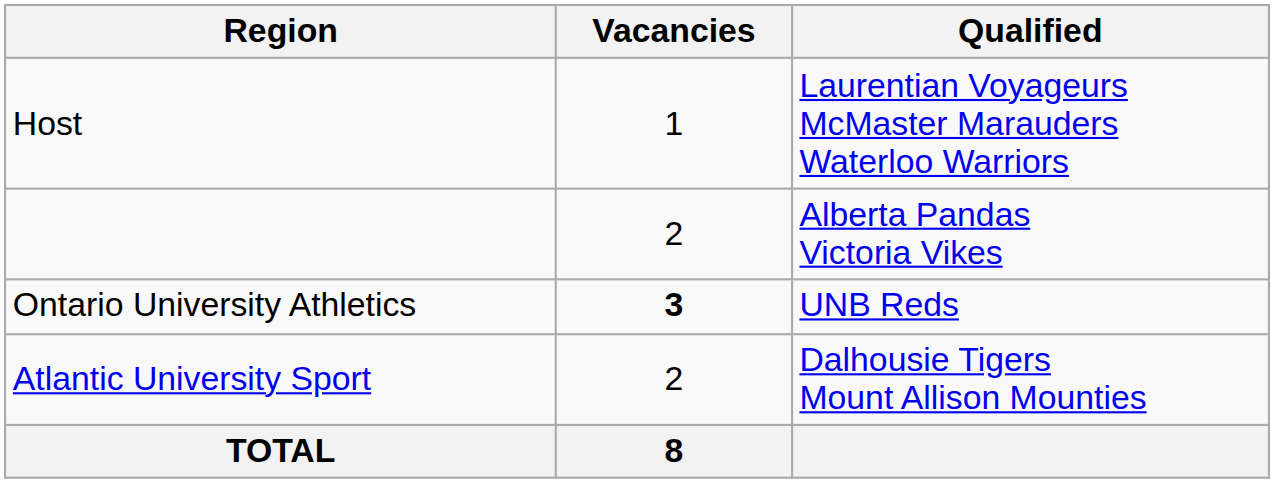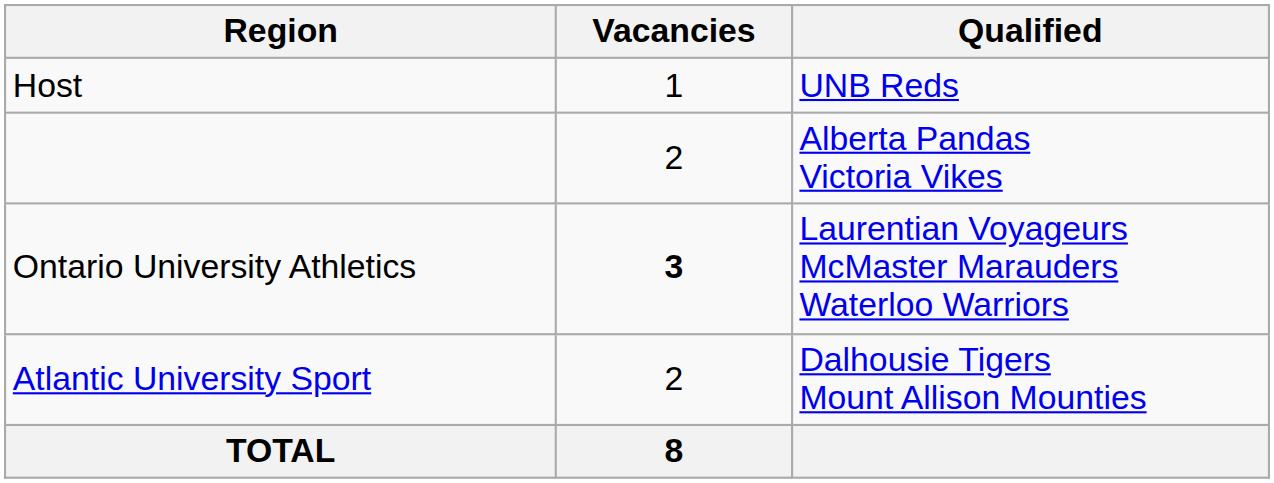(964, 122) Laurentian Voyageurs McMaster Marauders Waterloo Warriors -> (879, 84) UNB Reds
(879, 305) UNB Reds -> (964, 267) Laurentian Voyageurs McMaster Marauders Waterloo Warriors
